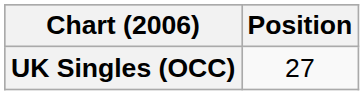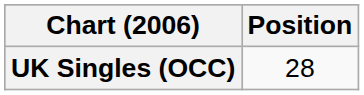(300, 67) 27 -> (300, 67) 28
